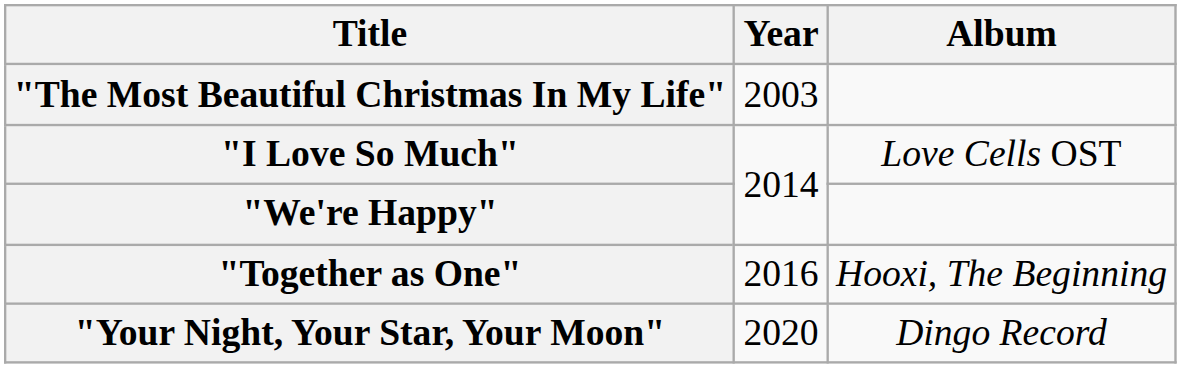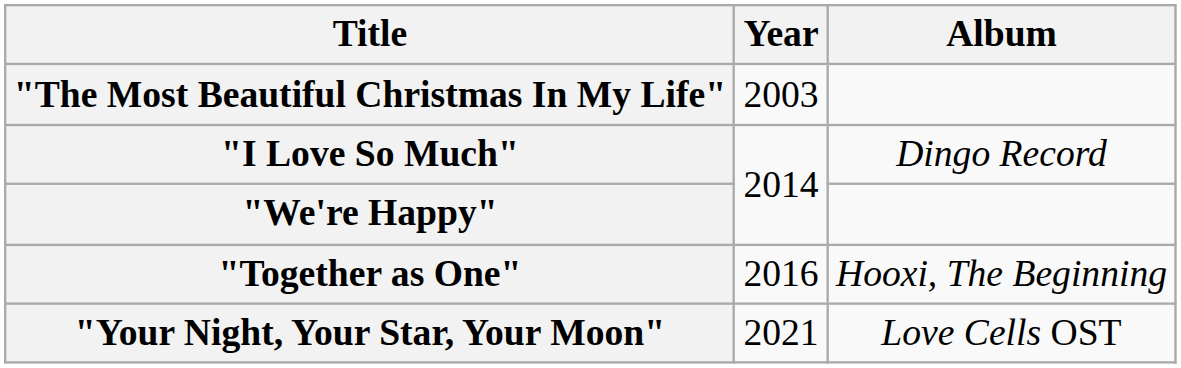(1001, 153) Love Cells OST -> (1001, 153) Dingo Record
(781, 332) 2020 -> (781, 332) 2021
(1001, 332) Dingo Record -> (1001, 332) Love Cells OST
